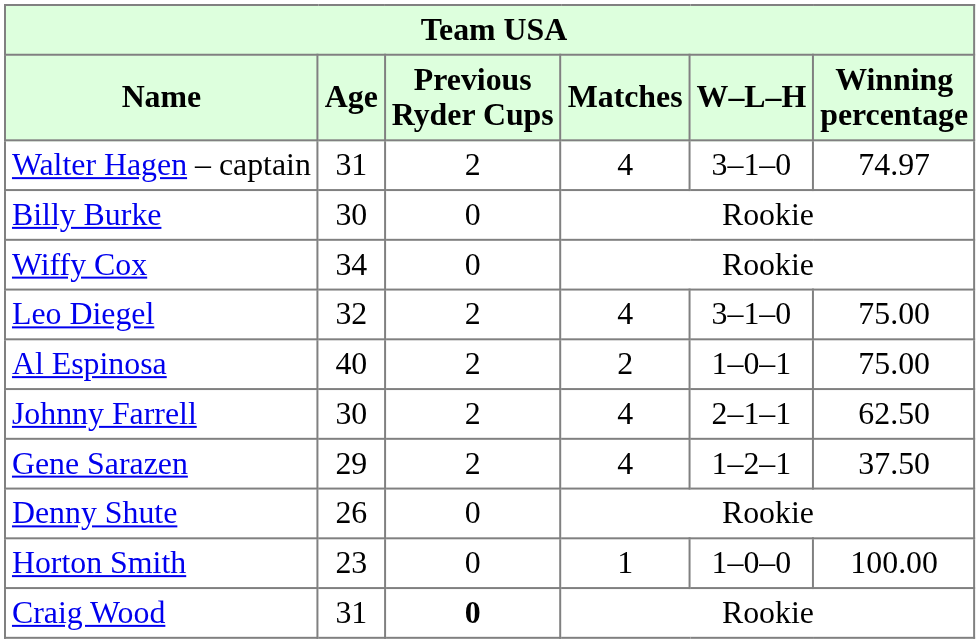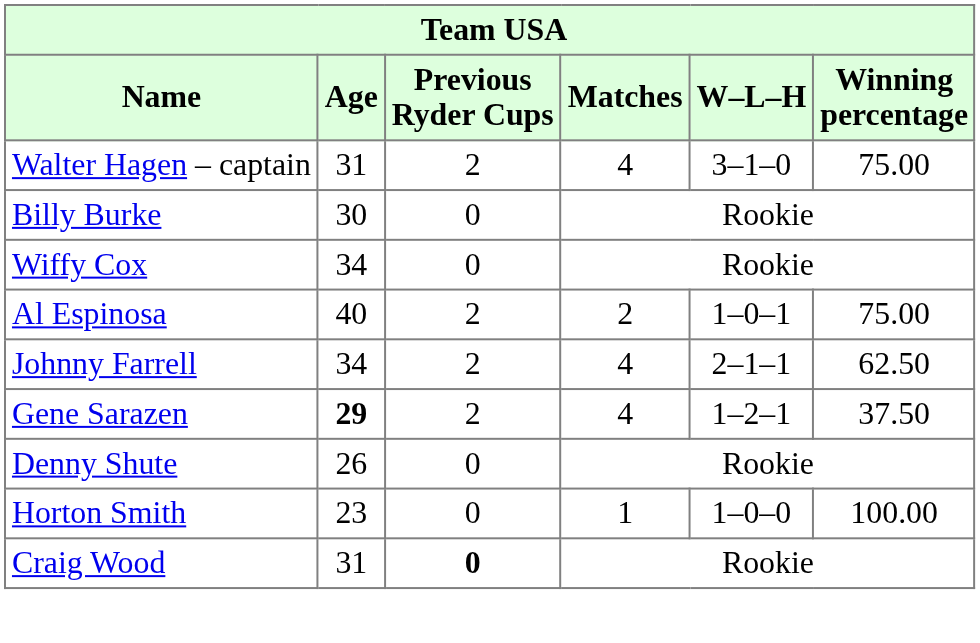(894, 164) 74.97 -> (894, 164) 75.00
- row: (83, 313)
(351, 413) 30 -> (351, 363) 34
(351, 463) normal -> (351, 413) bold
